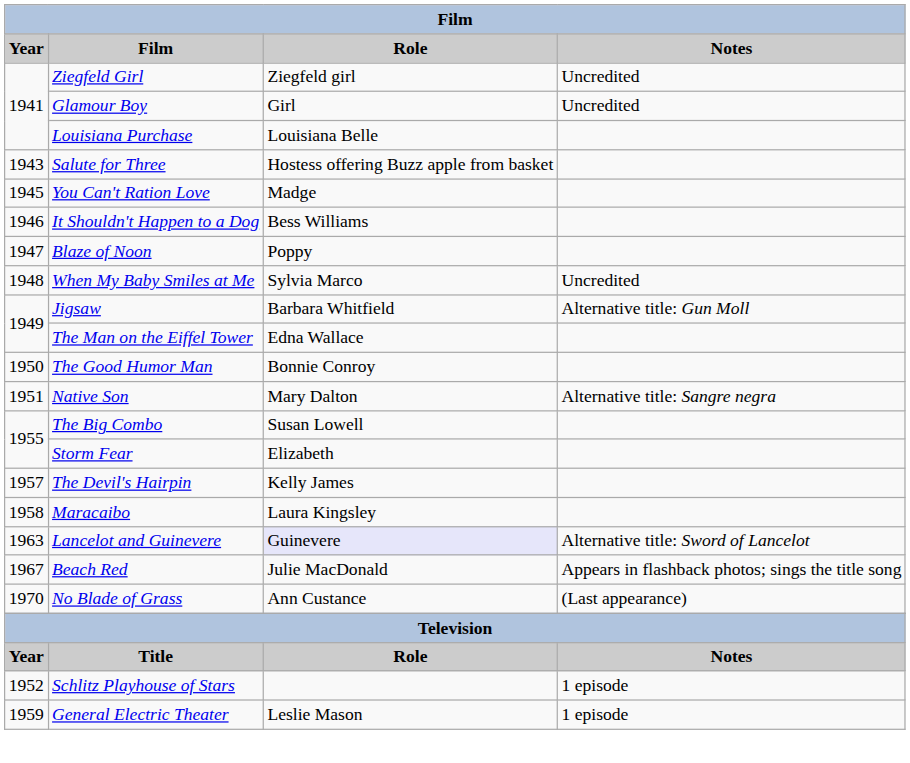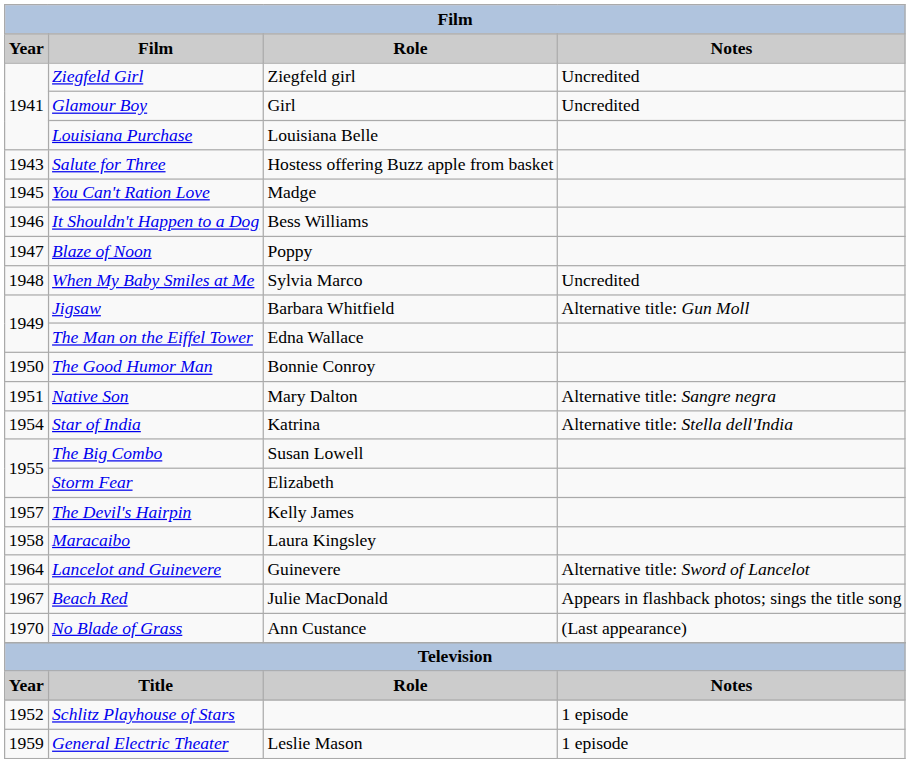+ row: (96, 425)
(26, 540) 1963 -> (26, 569) 1964
(304, 540) lavender background -> (304, 569) no background
